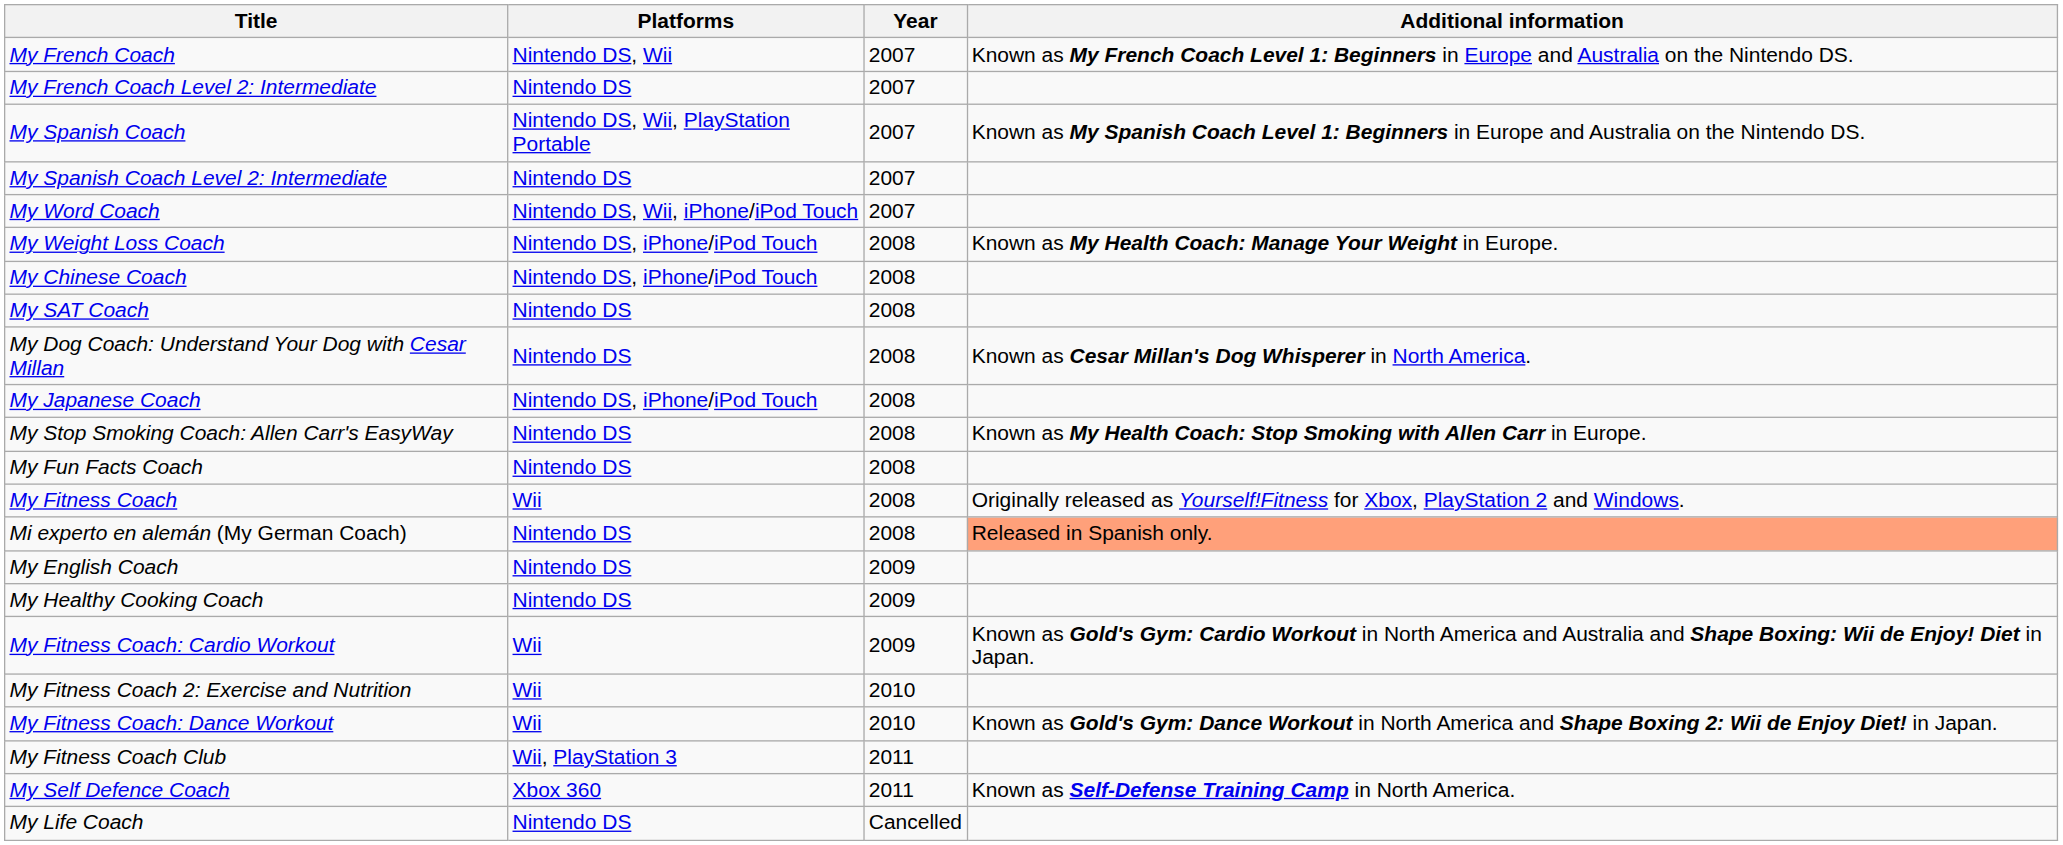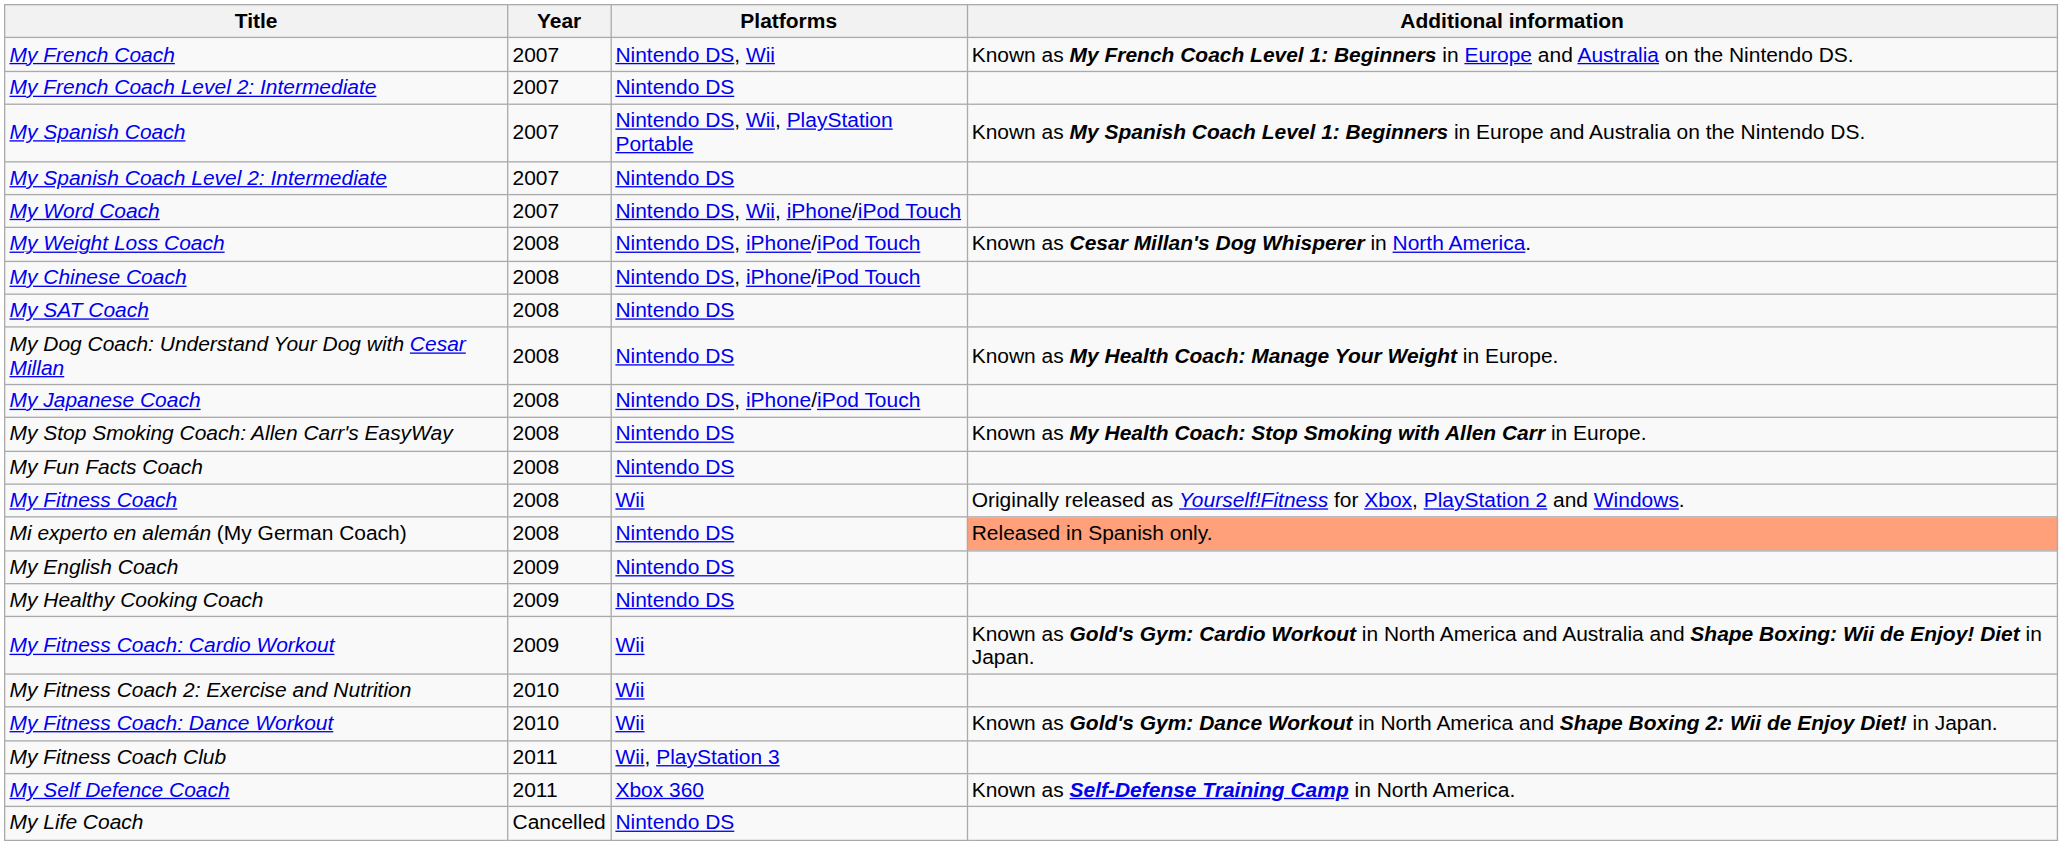columns swapped: (915, 21) <-> (686, 21)
(1265, 244) Known as My Health Coach: Manage Your Weight in Europe. -> (1251, 244) Known as Cesar Millan's Dog Whisperer in North America.
(1251, 355) Known as Cesar Millan's Dog Whisperer in North America. -> (1265, 355) Known as My Health Coach: Manage Your Weight in Europe.
